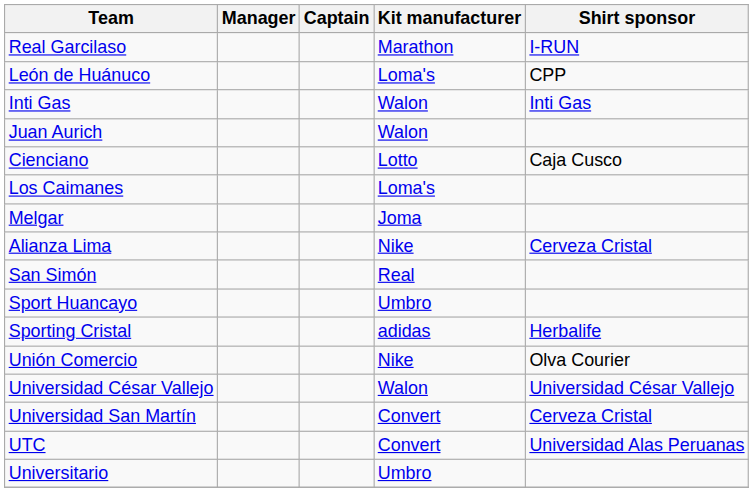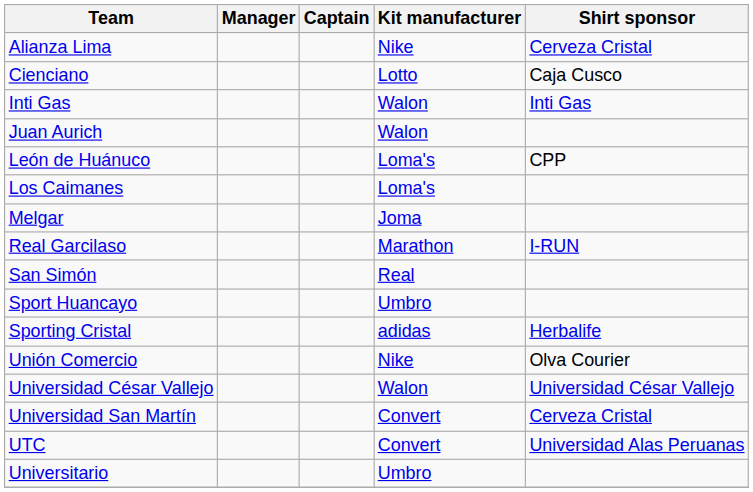rows swapped: (60, 246) <-> (67, 47)
rows swapped: (49, 160) <-> (79, 75)
